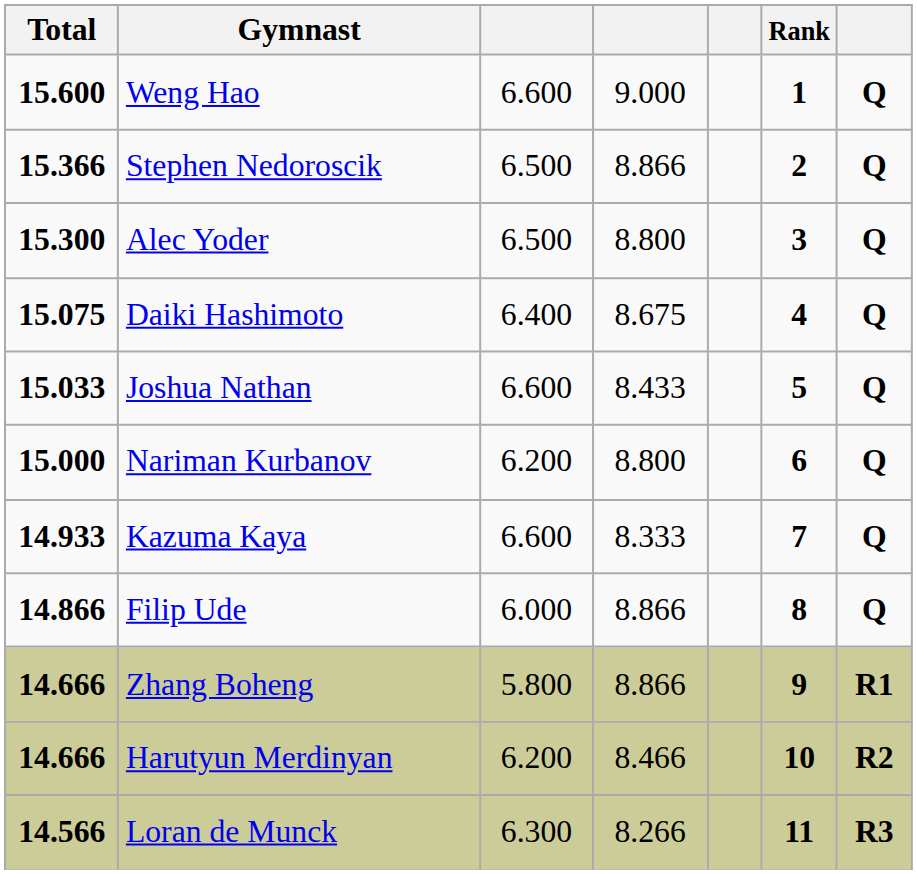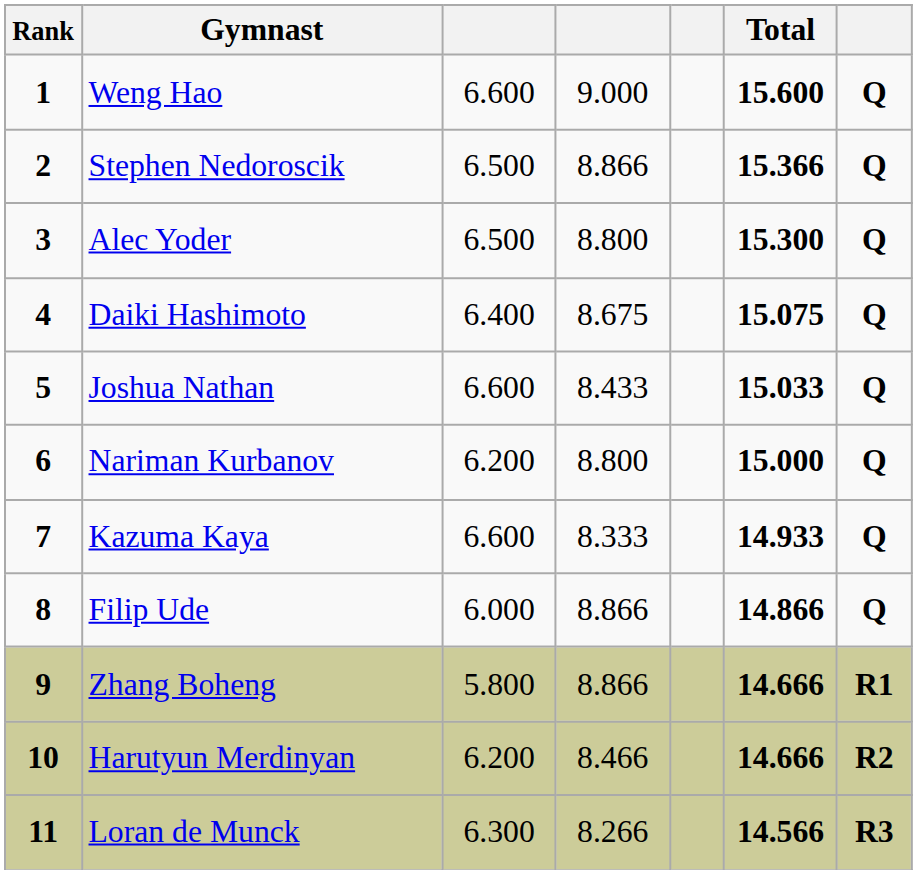columns swapped: (799, 31) <-> (62, 29)
